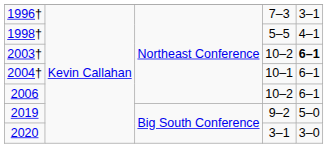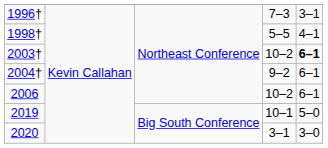(279, 73) 10–1 -> (279, 73) 9–2
(279, 113) 9–2 -> (279, 113) 10–1
